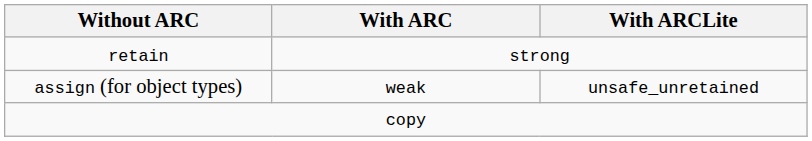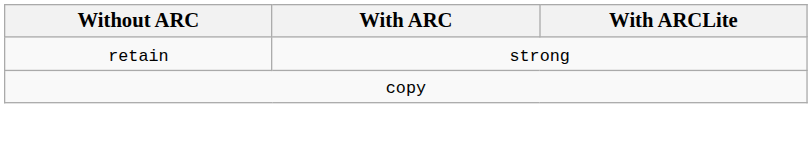- row: (138, 86)
